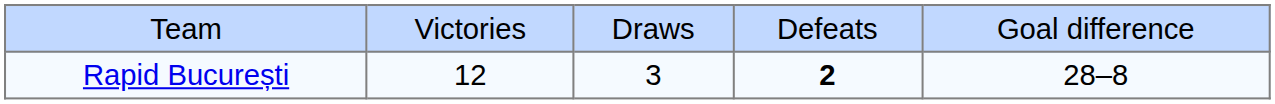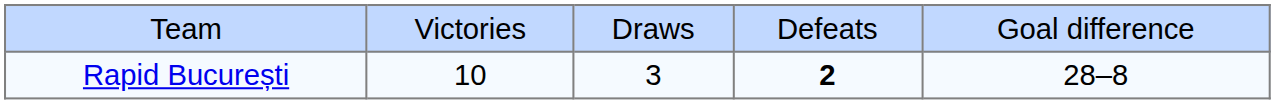(470, 75) 12 -> (470, 75) 10
